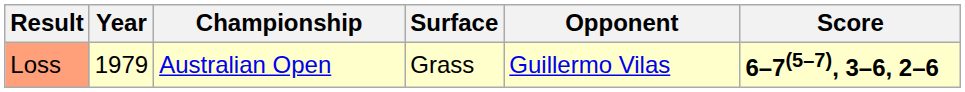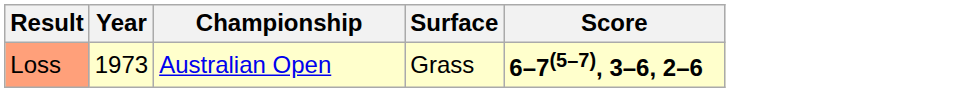- column: (622, 23)
(121, 64) 1979 -> (121, 64) 1973
